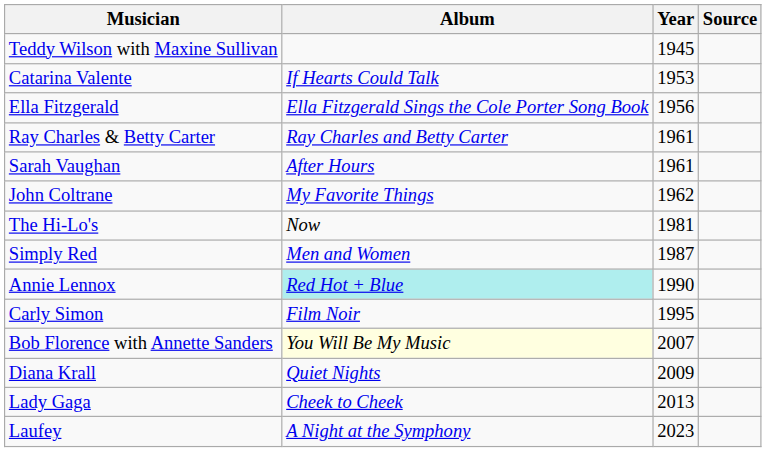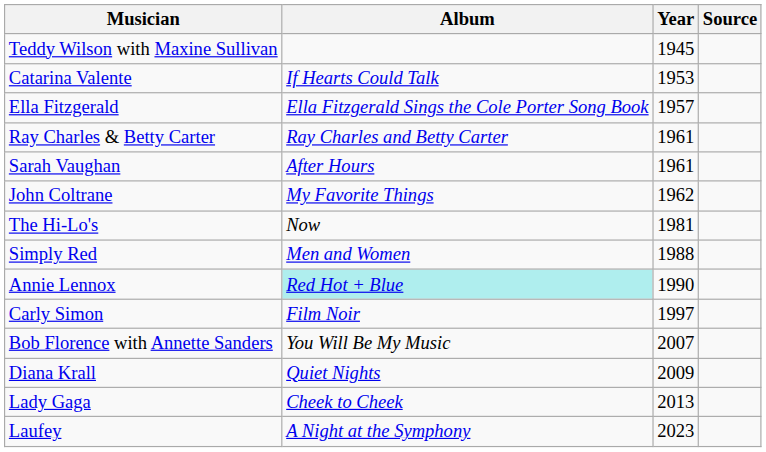(676, 107) 1956 -> (676, 107) 1957
(676, 254) 1987 -> (676, 254) 1988
(676, 313) 1995 -> (676, 313) 1997
(368, 343) lightyellow background -> (368, 343) no background
